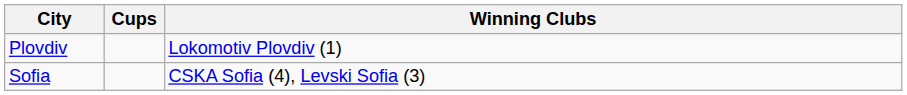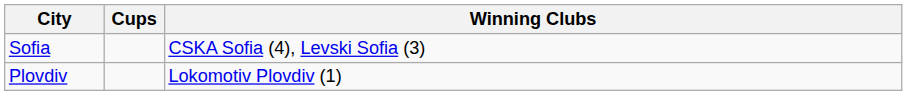rows swapped: (30, 77) <-> (38, 48)
